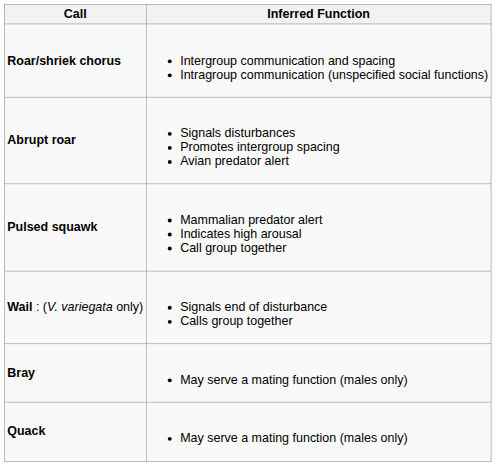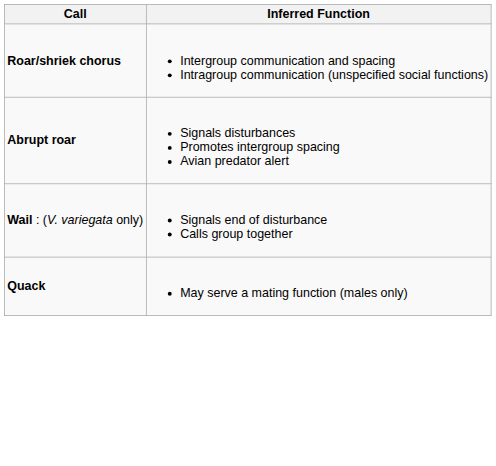- row: (52, 227)
- row: (21, 373)
